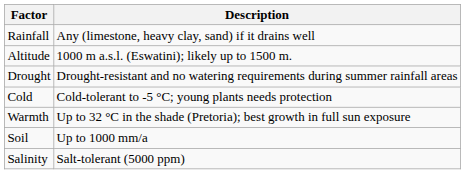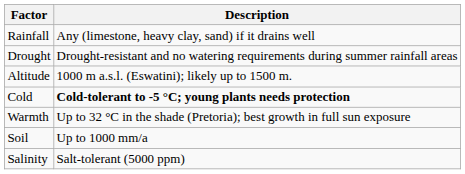rows swapped: (29, 76) <-> (29, 55)
(194, 96) normal -> (203, 96) bold
